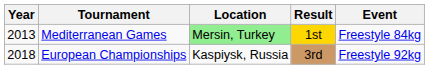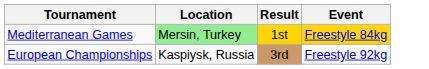- column: (21, 15)
(380, 35) no background -> (346, 35) gold background
